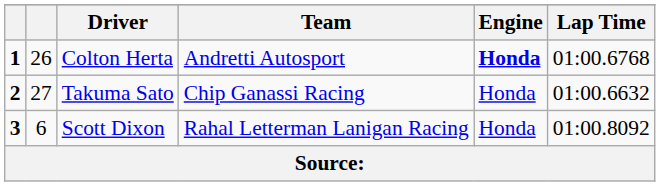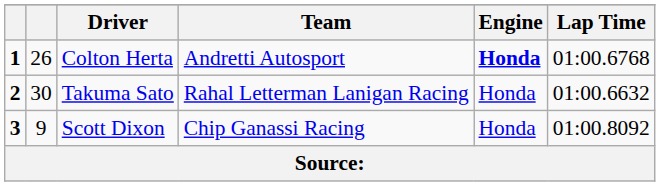(41, 93) 27 -> (41, 93) 30
(274, 93) Chip Ganassi Racing -> (326, 93) Rahal Letterman Lanigan Racing
(41, 128) 6 -> (41, 128) 9
(326, 128) Rahal Letterman Lanigan Racing -> (274, 128) Chip Ganassi Racing
